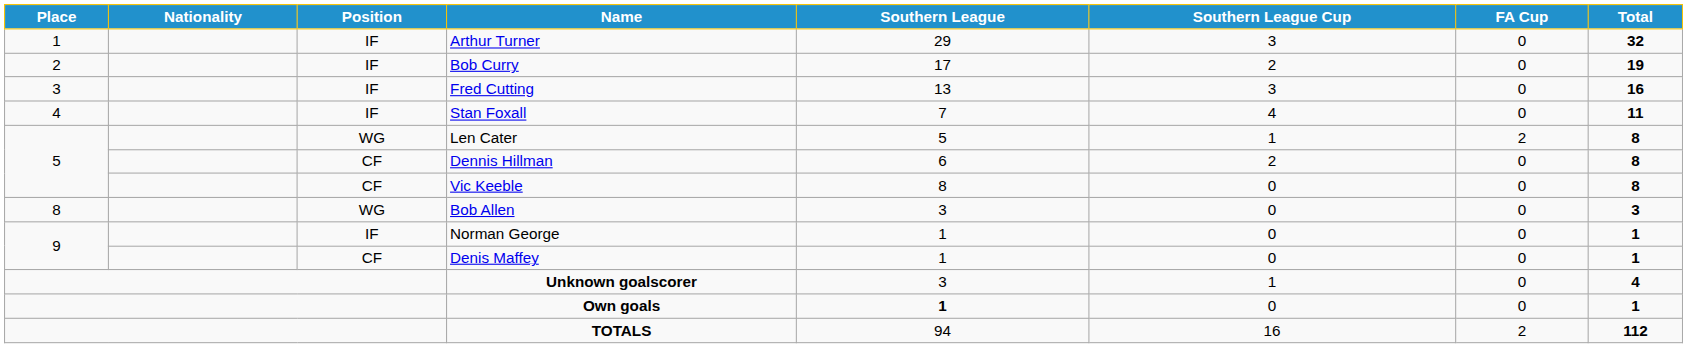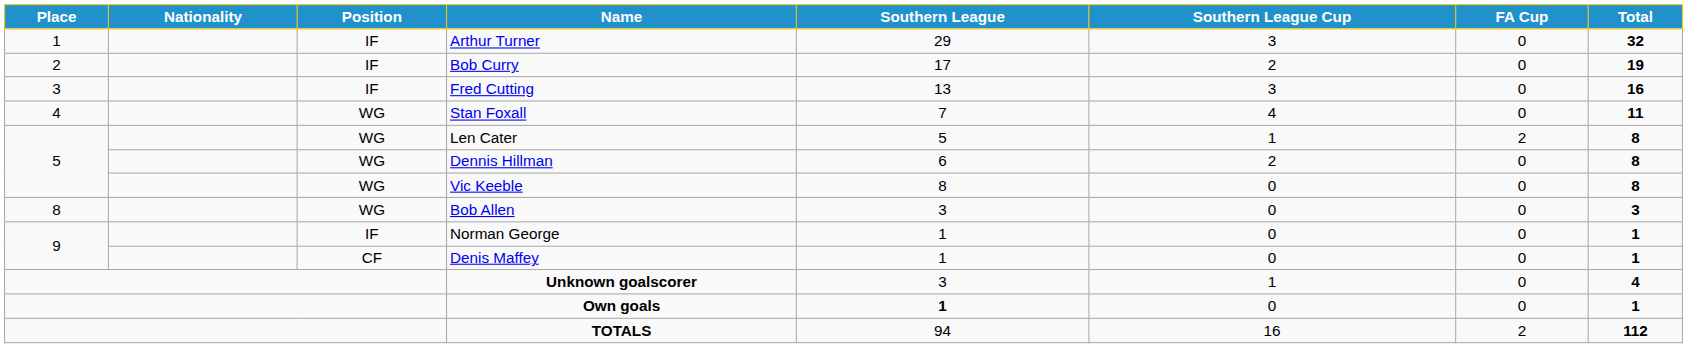(372, 113) IF -> (372, 113) WG
(372, 162) CF -> (372, 162) WG
(372, 186) CF -> (372, 186) WG
